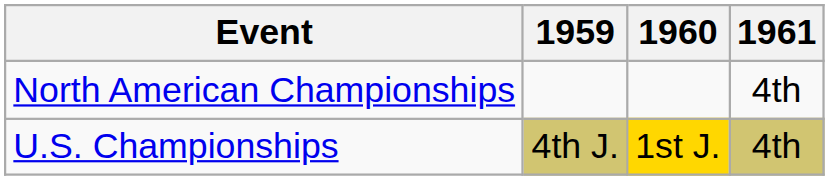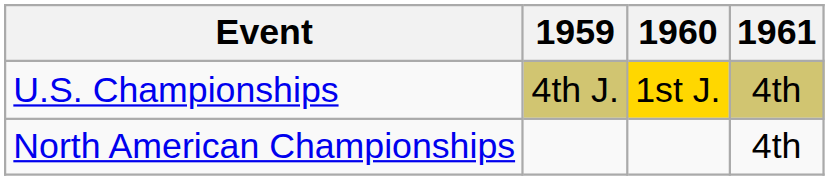rows swapped: (264, 89) <-> (176, 145)
